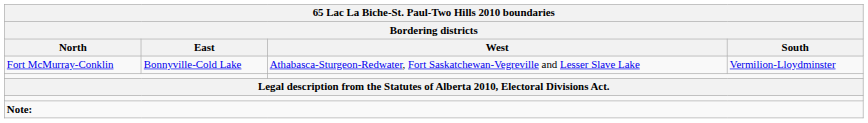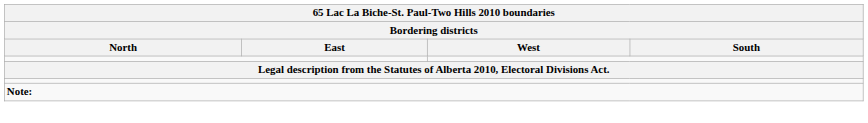- row: (60, 64)
